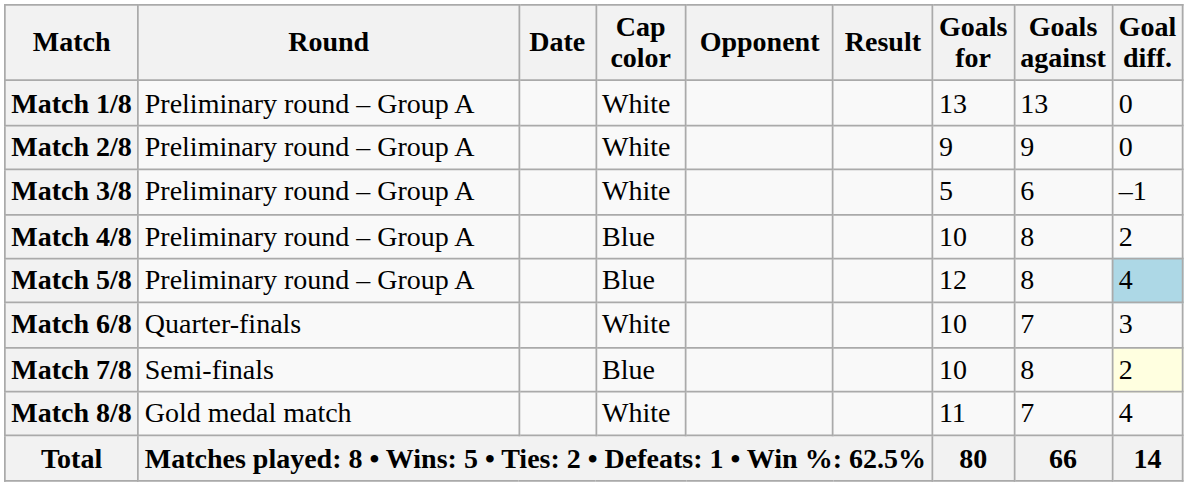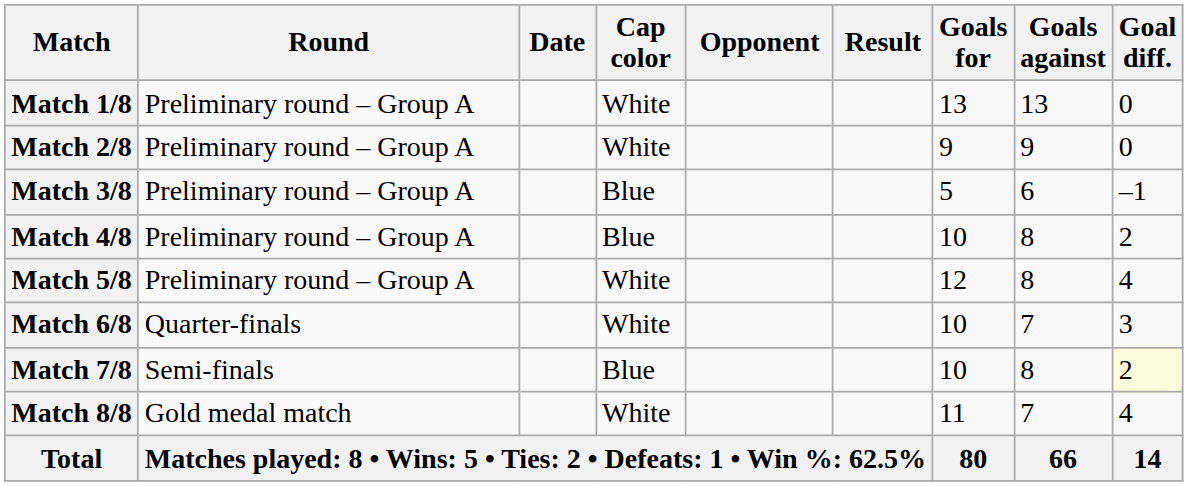(636, 191) White -> (628, 191) Blue
(628, 280) Blue -> (636, 280) White
(1126, 280) lightblue background -> (1126, 280) no background
